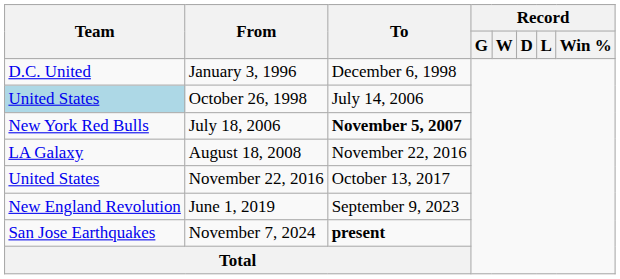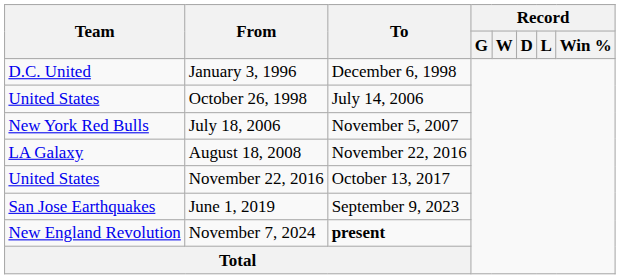(54, 98) lightblue background -> (54, 98) no background
(397, 125) bold -> (395, 125) normal
(95, 206) New England Revolution -> (82, 206) San Jose Earthquakes
(82, 233) San Jose Earthquakes -> (95, 233) New England Revolution
